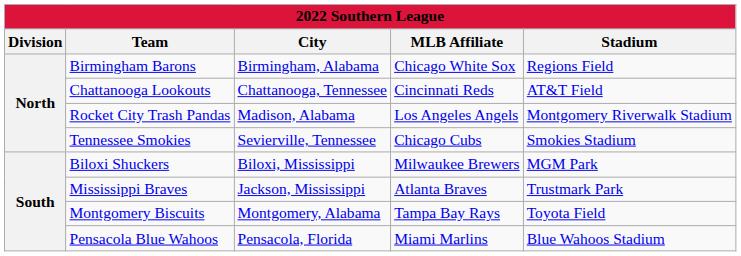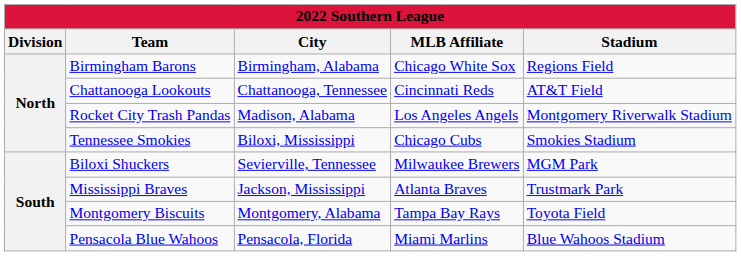(307, 139) Sevierville, Tennessee -> (296, 139) Biloxi, Mississippi
(296, 164) Biloxi, Mississippi -> (307, 164) Sevierville, Tennessee
